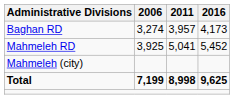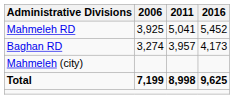rows swapped: (35, 30) <-> (41, 47)
